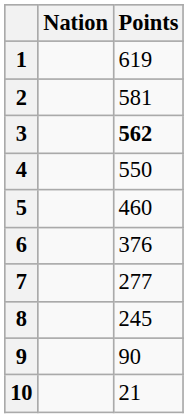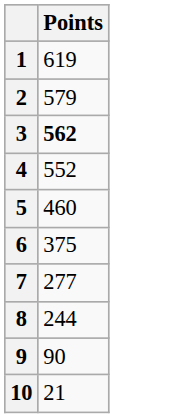- column: (76, 22)
(135, 96) 581 -> (60, 96) 579
(135, 170) 550 -> (60, 170) 552
(135, 244) 376 -> (60, 244) 375
(135, 318) 245 -> (60, 318) 244
